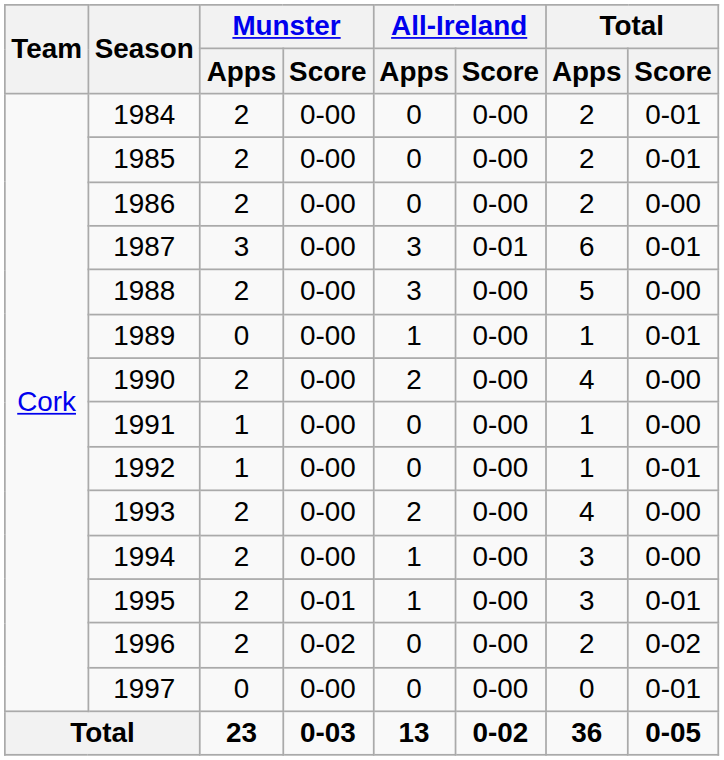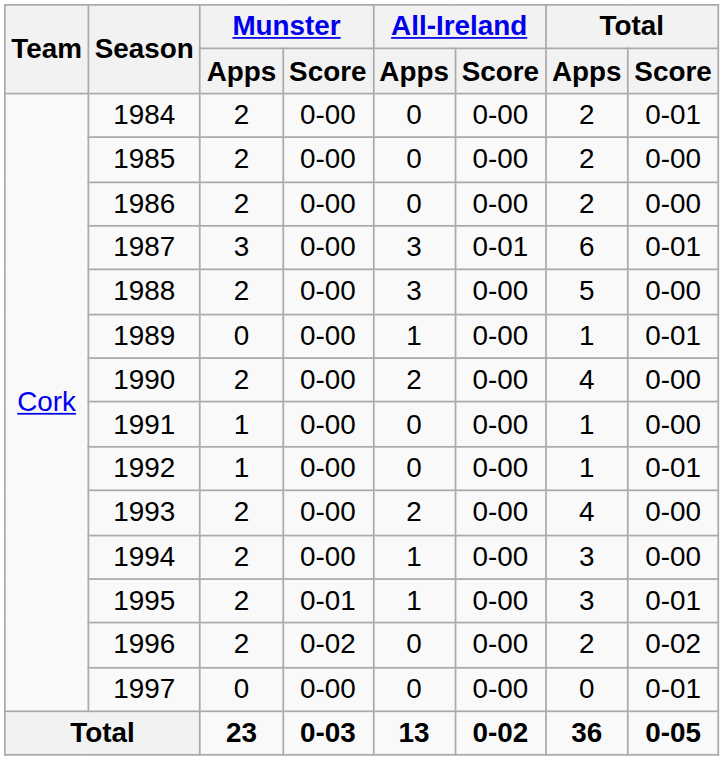(673, 159) 0-01 -> (673, 159) 0-00
